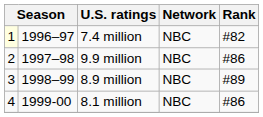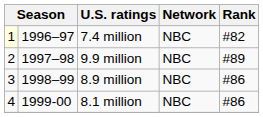(234, 58) #86 -> (234, 58) #89
(234, 79) #89 -> (234, 79) #86
